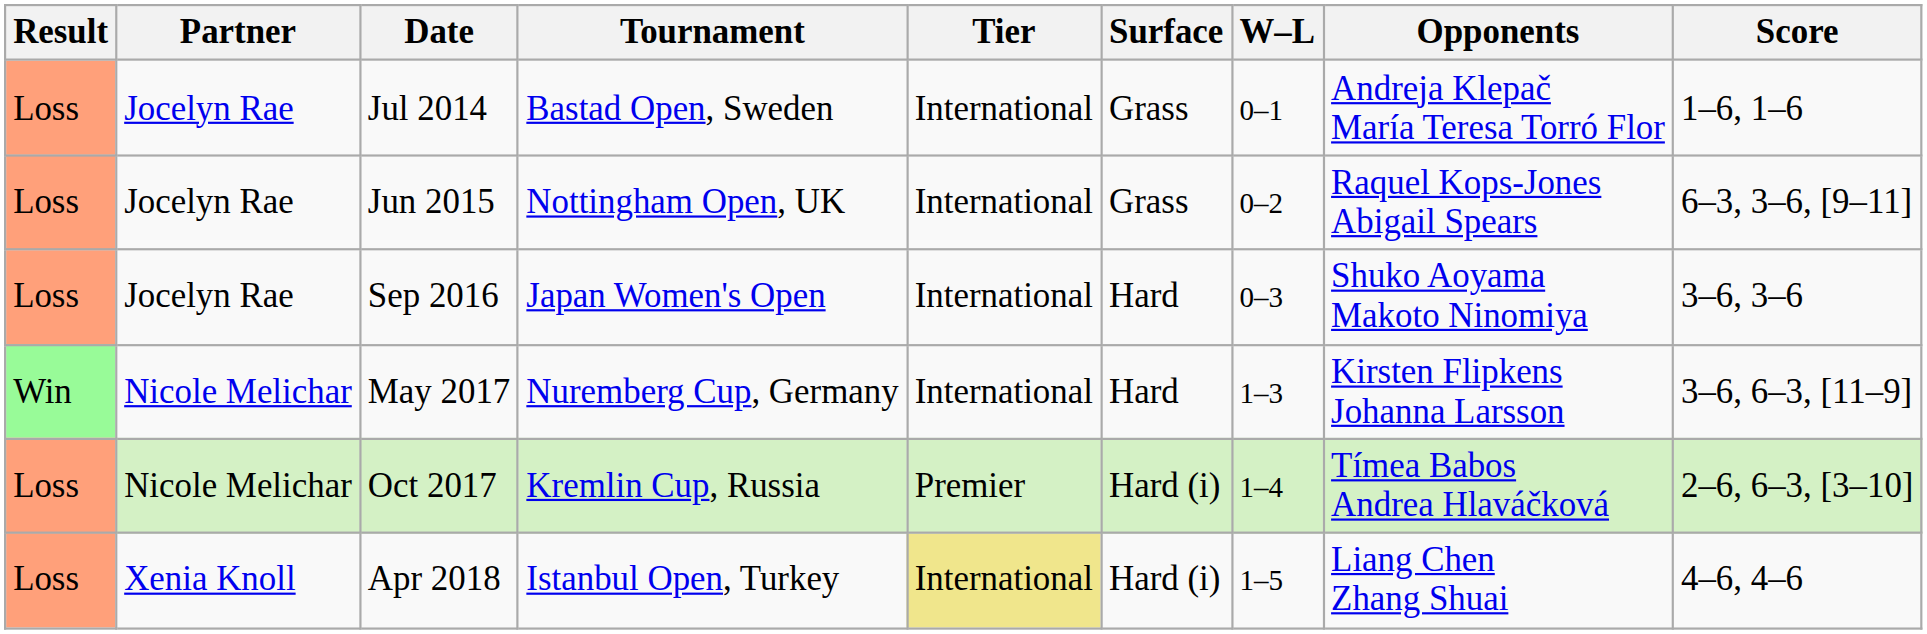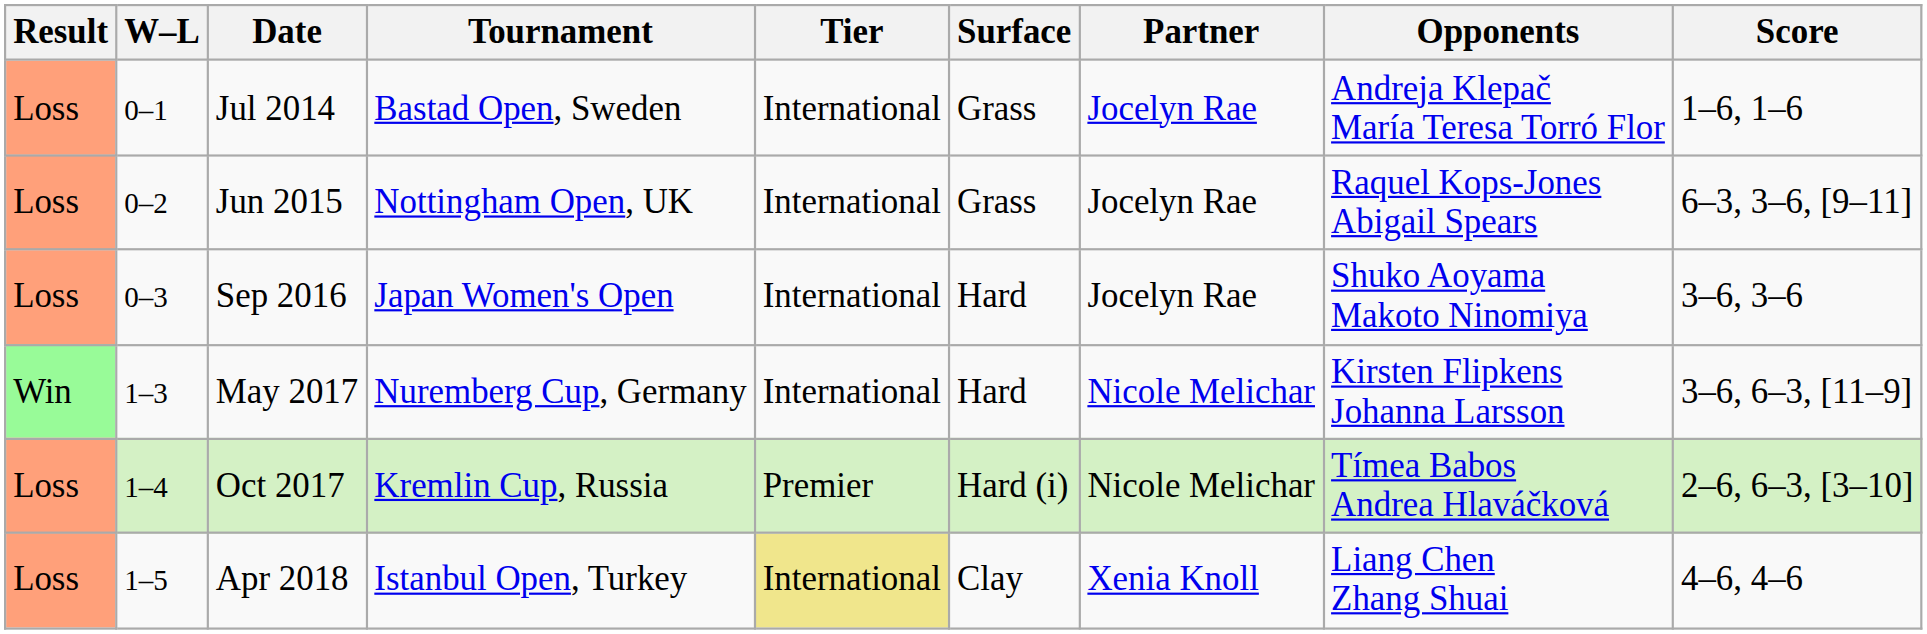columns swapped: (1277, 32) <-> (238, 32)
(1165, 579) Hard (i) -> (990, 579) Clay
